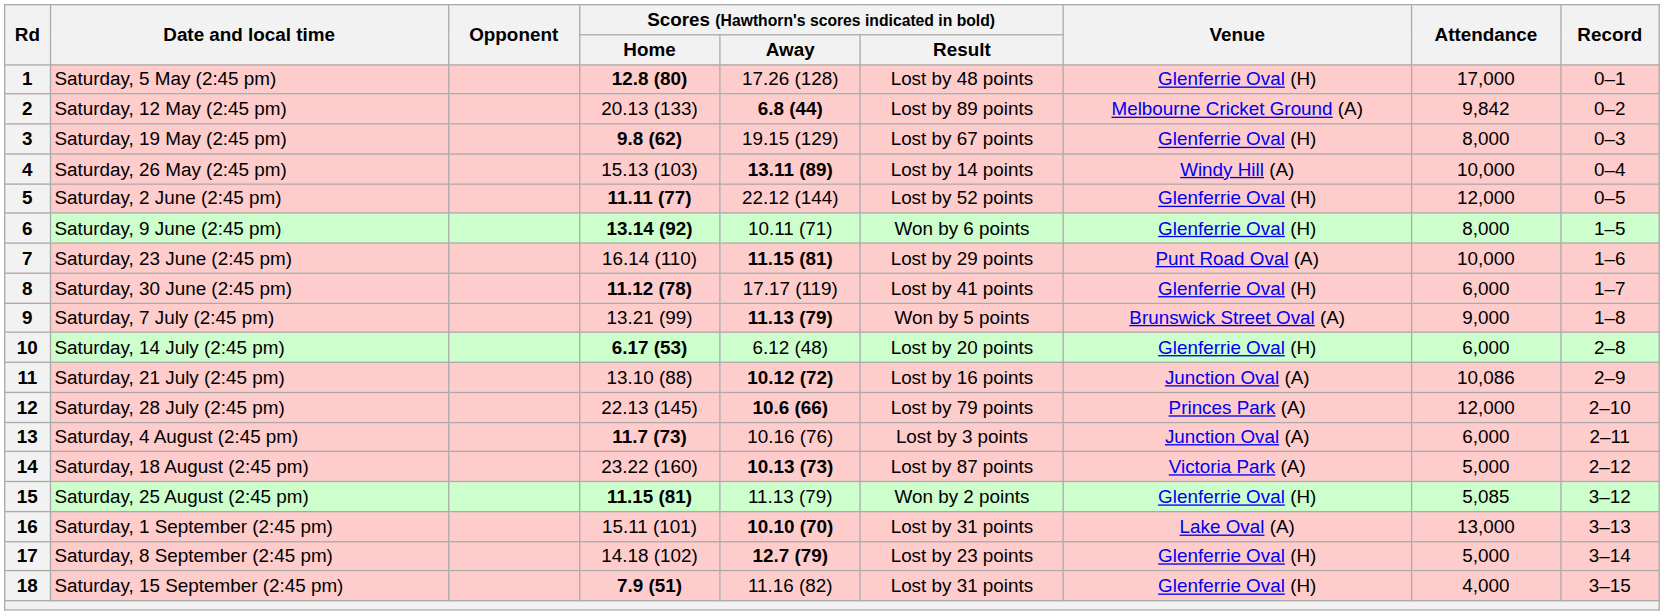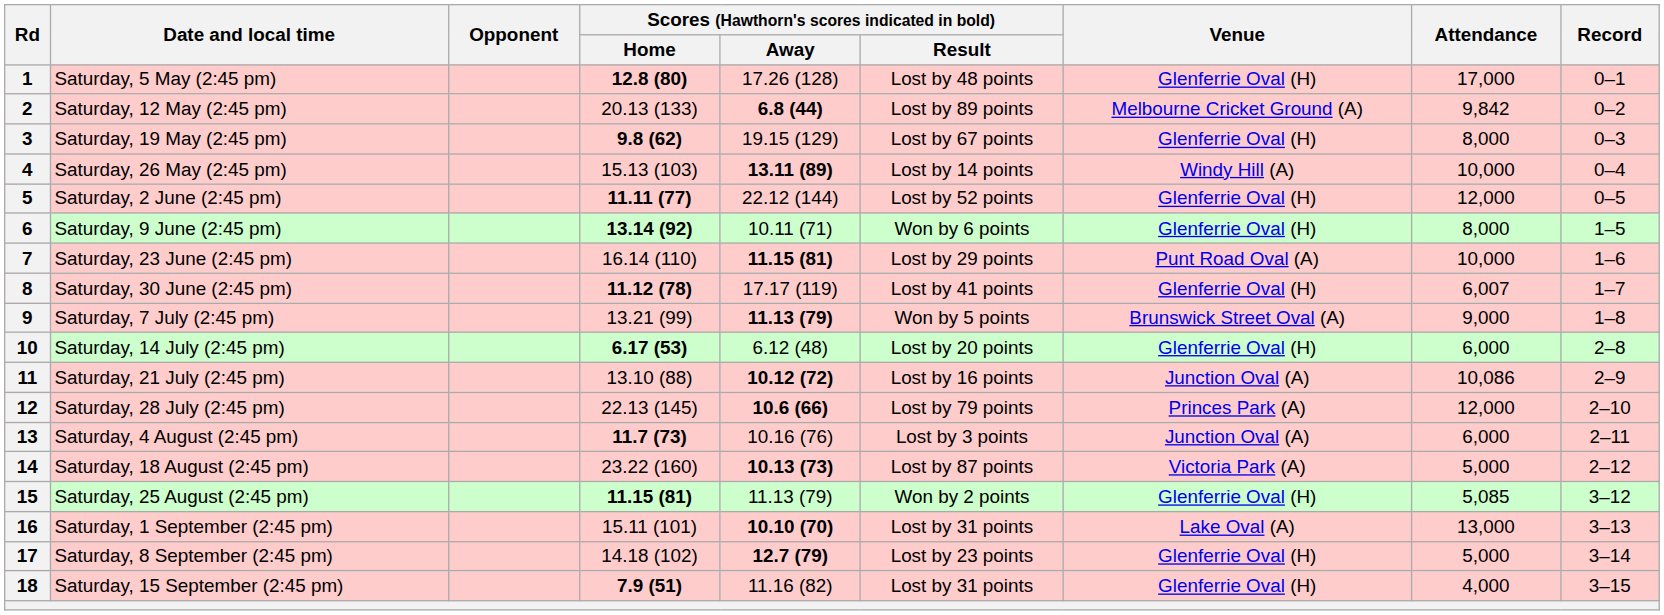(1486, 288) 6,000 -> (1486, 288) 6,007
